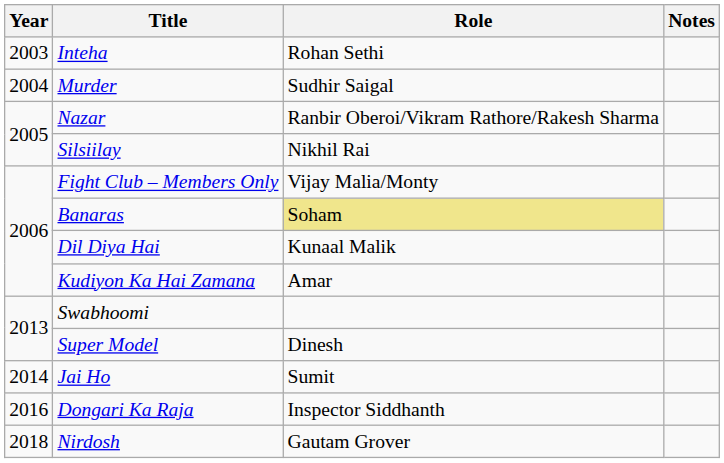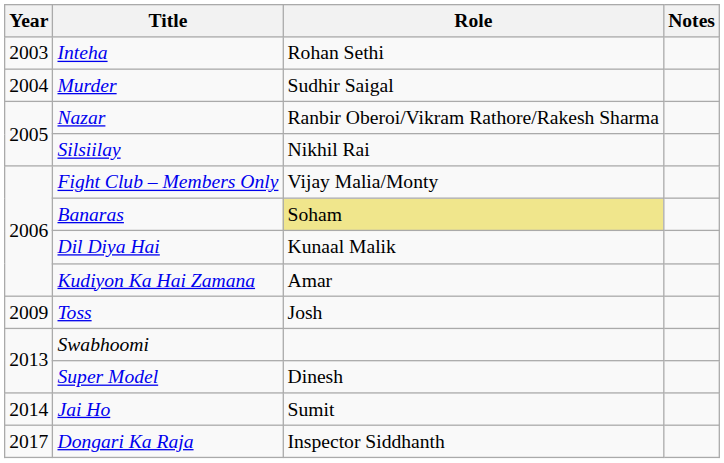+ row: (75, 311)
(29, 408) 2016 -> (29, 441) 2017
- row: (89, 441)
